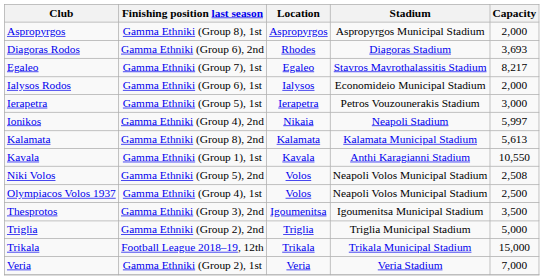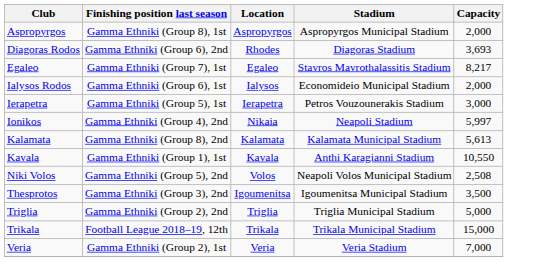- row: (61, 193)
